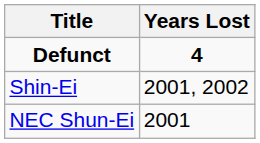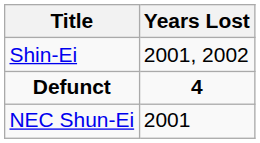rows swapped: (72, 54) <-> (43, 87)
